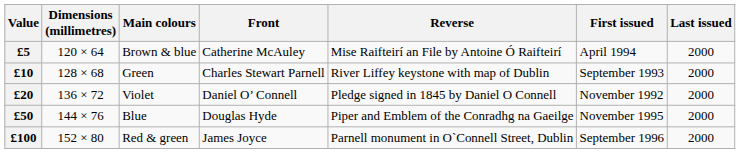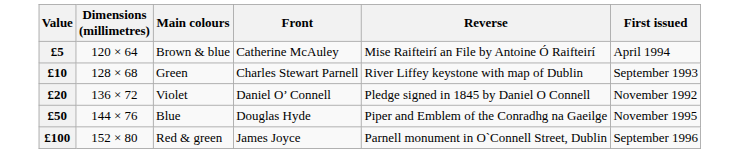- column: (701, 23)
